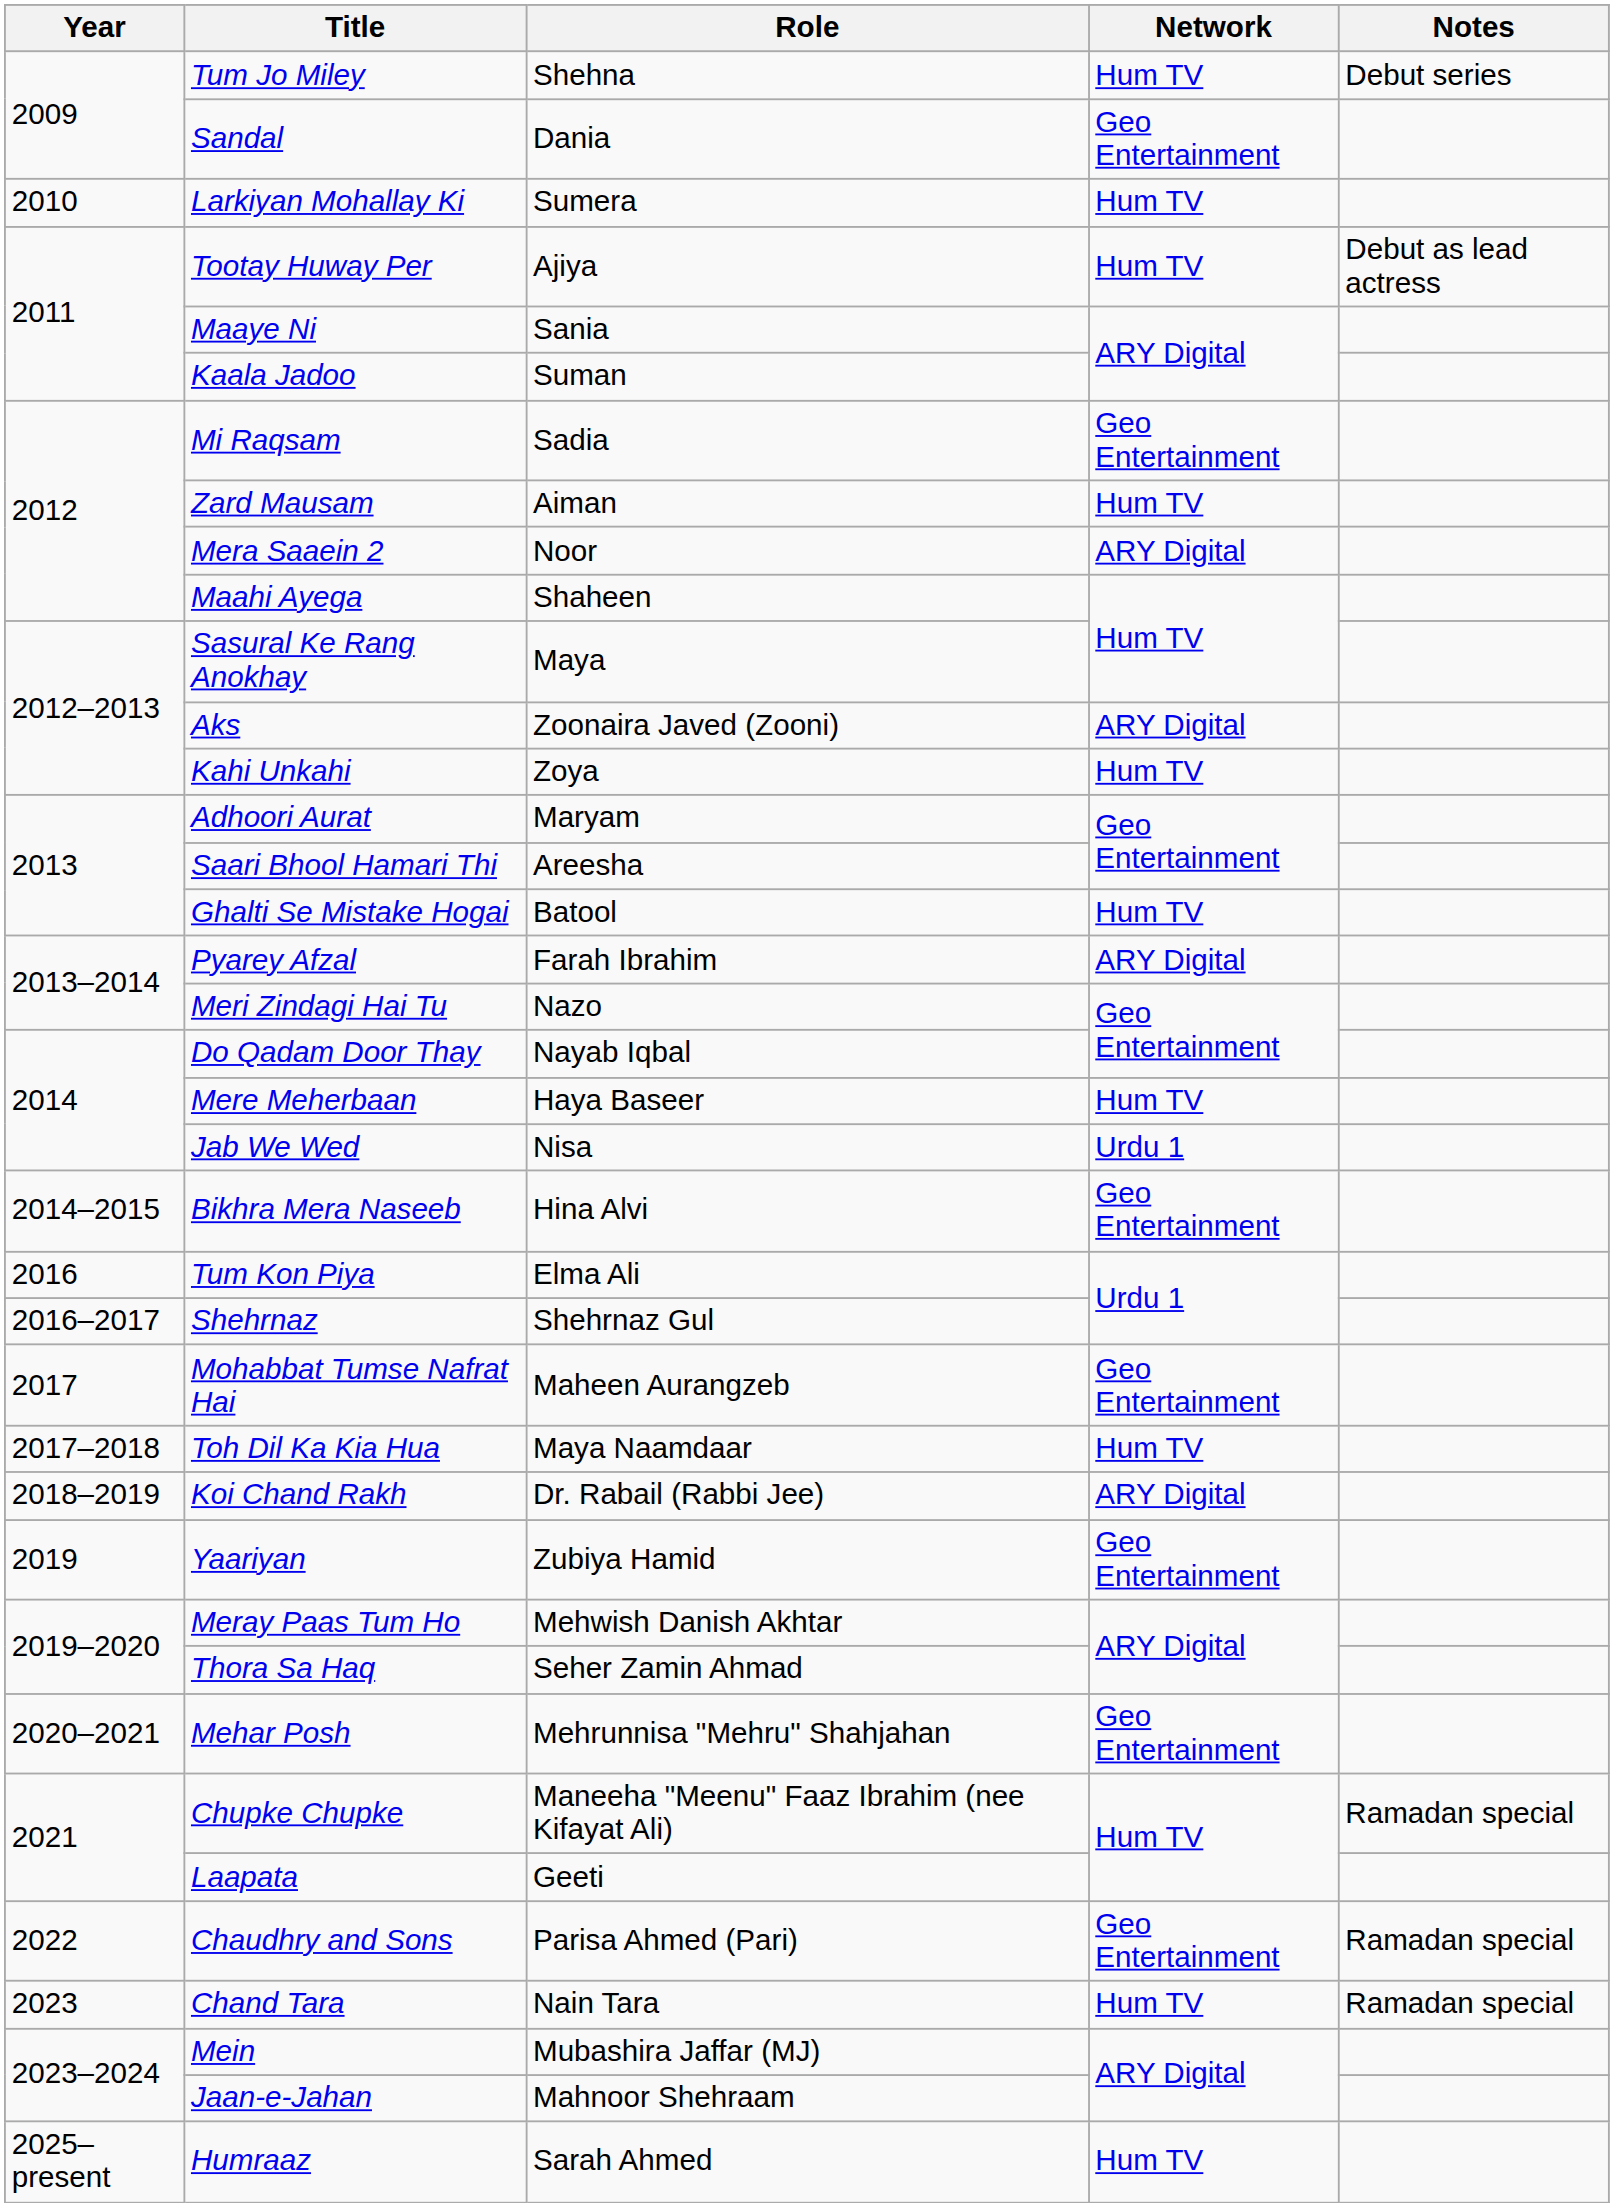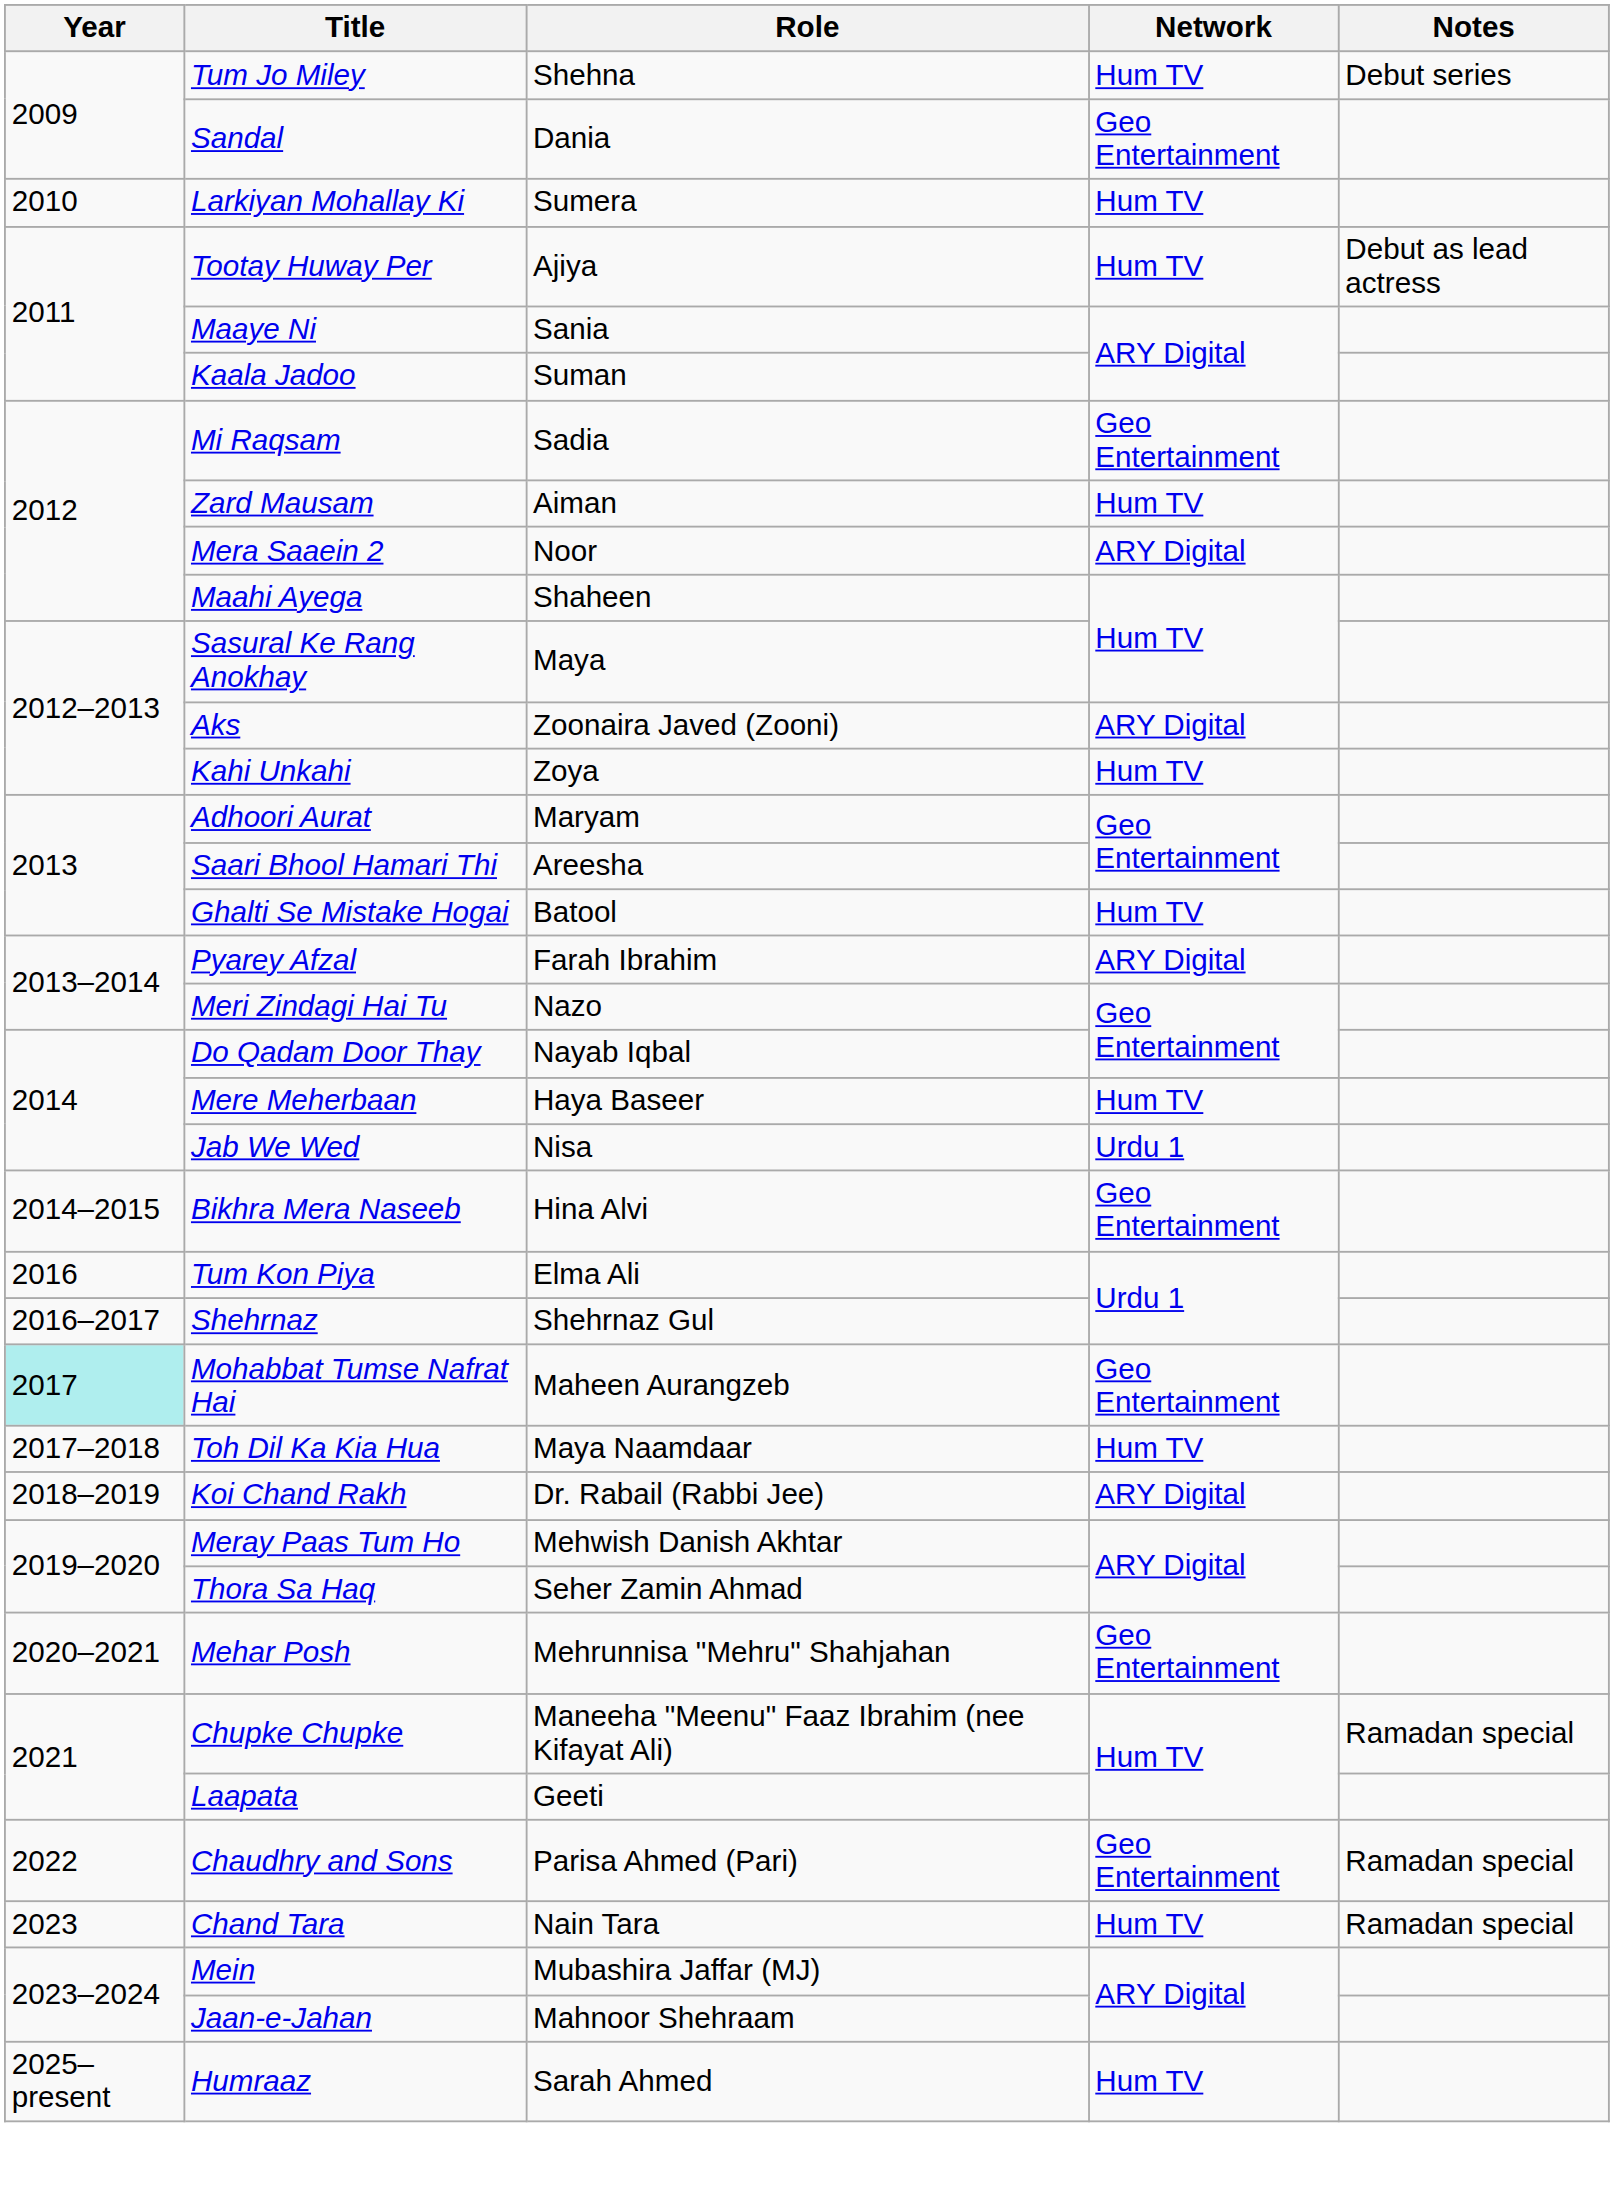(45, 1384) no background -> (45, 1384) paleturquoise background
- row: (248, 1558)
